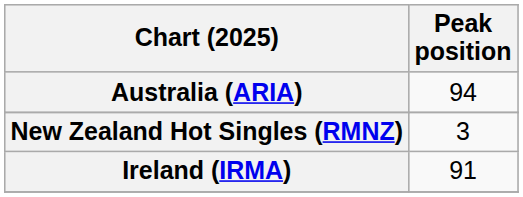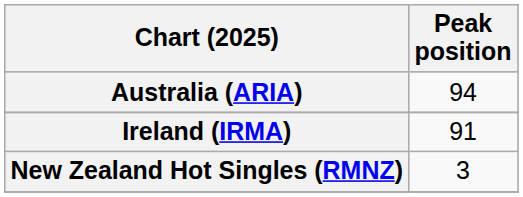rows swapped: (207, 171) <-> (207, 131)
